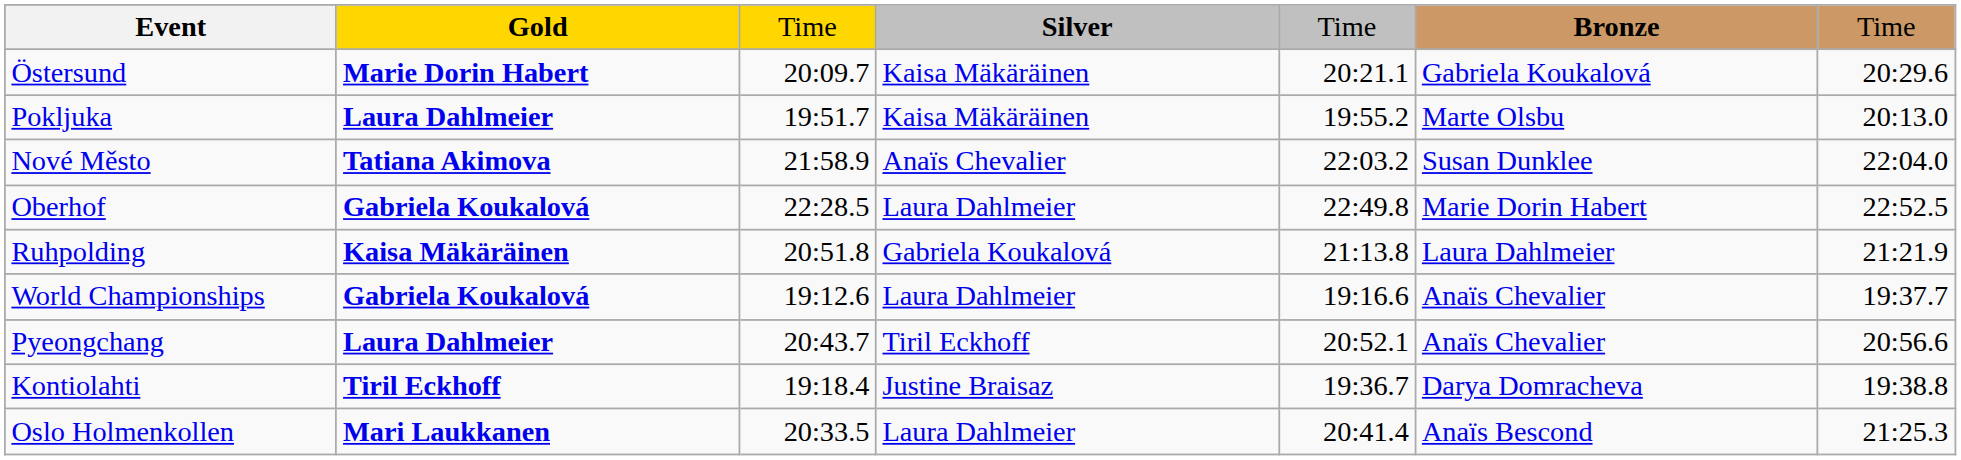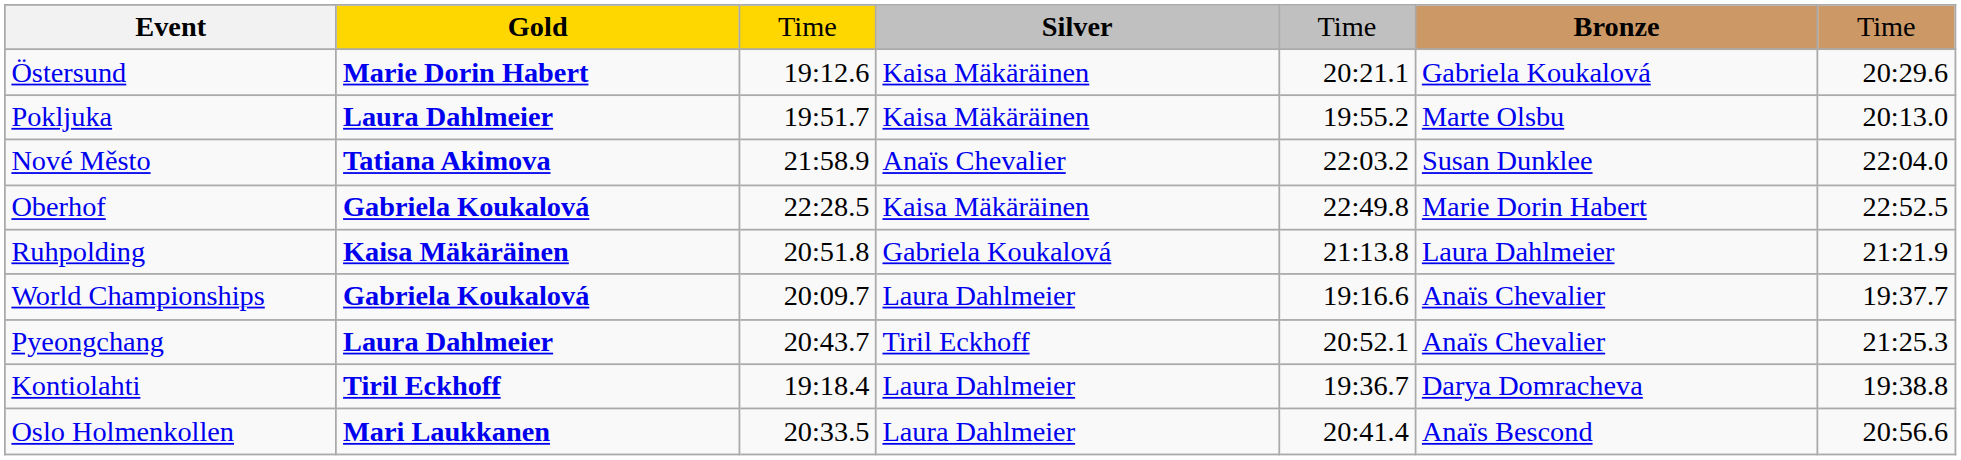(827, 71) 20:09.7 -> (827, 71) 19:12.6
(979, 206) Laura Dahlmeier -> (986, 206) Kaisa Mäkäräinen
(827, 296) 19:12.6 -> (827, 296) 20:09.7
(1905, 341) 20:56.6 -> (1905, 341) 21:25.3
(968, 386) Justine Braisaz -> (979, 386) Laura Dahlmeier
(1905, 431) 21:25.3 -> (1905, 431) 20:56.6
